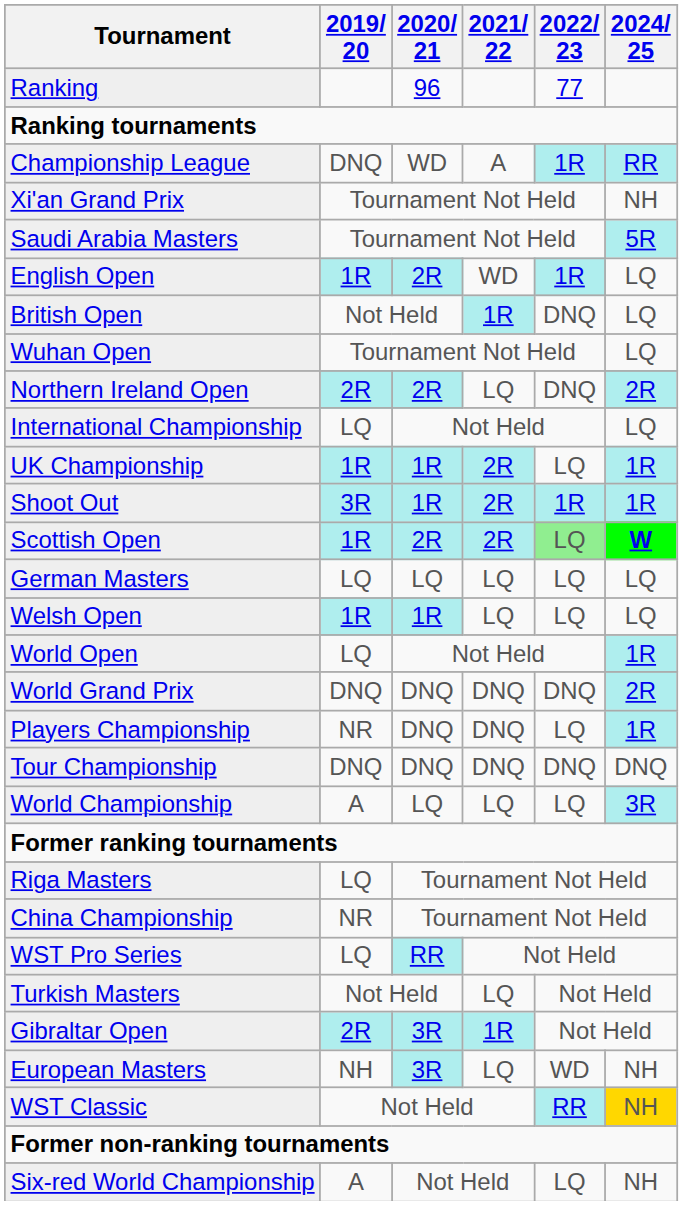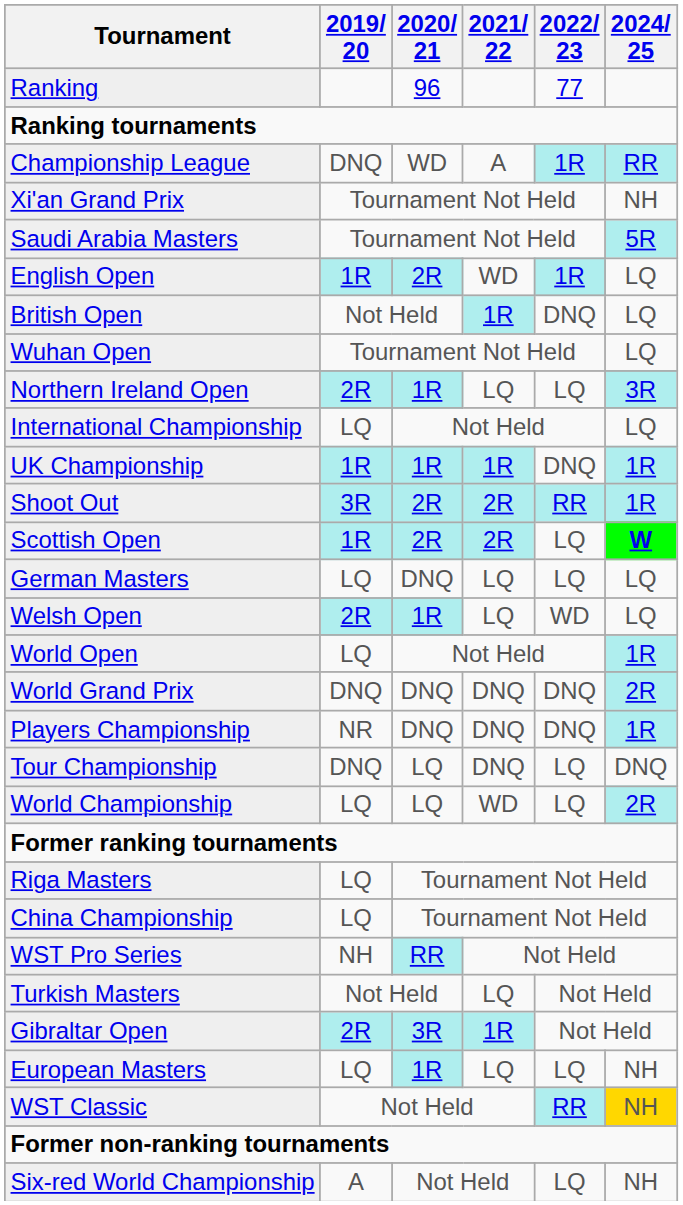(427, 389) 2R -> (427, 389) 1R
(570, 389) DNQ -> (570, 389) LQ
(641, 389) 2R -> (641, 389) 3R
(498, 465) 2R -> (498, 465) 1R
(570, 465) LQ -> (570, 465) DNQ
(427, 502) 1R -> (427, 502) 2R
(570, 502) 1R -> (570, 502) RR
(570, 540) lightgreen background -> (570, 540) no background
(427, 578) LQ -> (427, 578) DNQ
(356, 616) 1R -> (356, 616) 2R
(570, 616) LQ -> (570, 616) WD
(570, 729) LQ -> (570, 729) DNQ
(427, 767) DNQ -> (427, 767) LQ
(570, 767) DNQ -> (570, 767) LQ
(356, 804) A -> (356, 804) LQ
(498, 804) LQ -> (498, 804) WD
(641, 804) 3R -> (641, 804) 2R
(356, 918) NR -> (356, 918) LQ
(356, 955) LQ -> (356, 955) NH
(356, 1068) NH -> (356, 1068) LQ
(427, 1068) 3R -> (427, 1068) 1R
(570, 1068) WD -> (570, 1068) LQ
